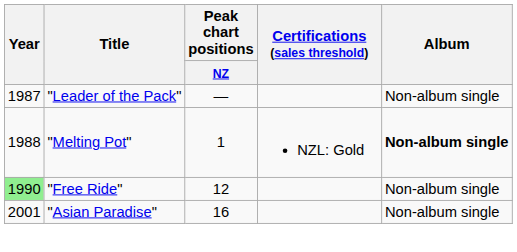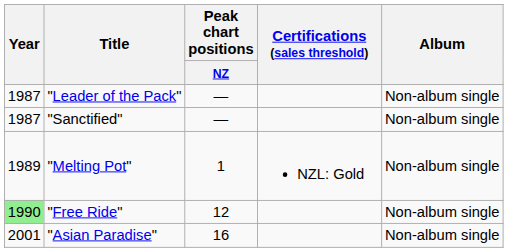+ row: (85, 119)
(24, 142) 1988 -> (24, 165) 1989
(447, 142) bold -> (442, 165) normal
